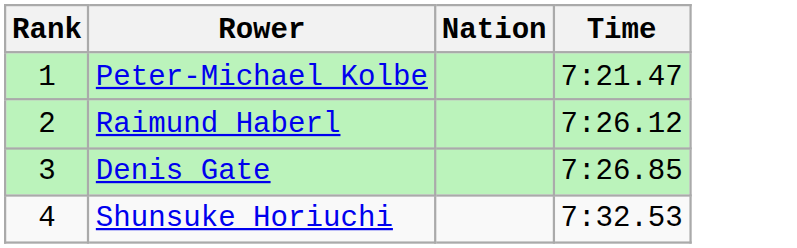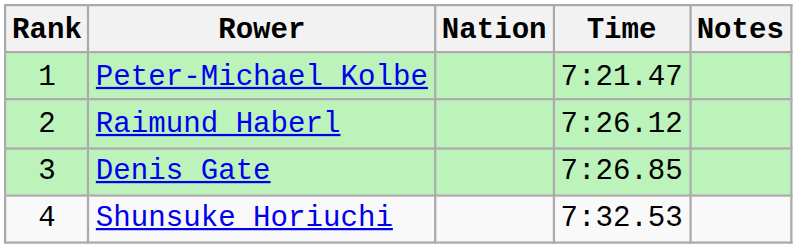+ column: (740, 29)
